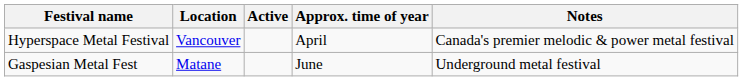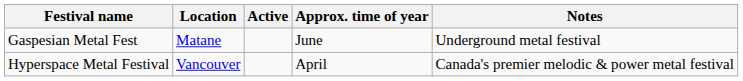rows swapped: (73, 64) <-> (89, 40)
